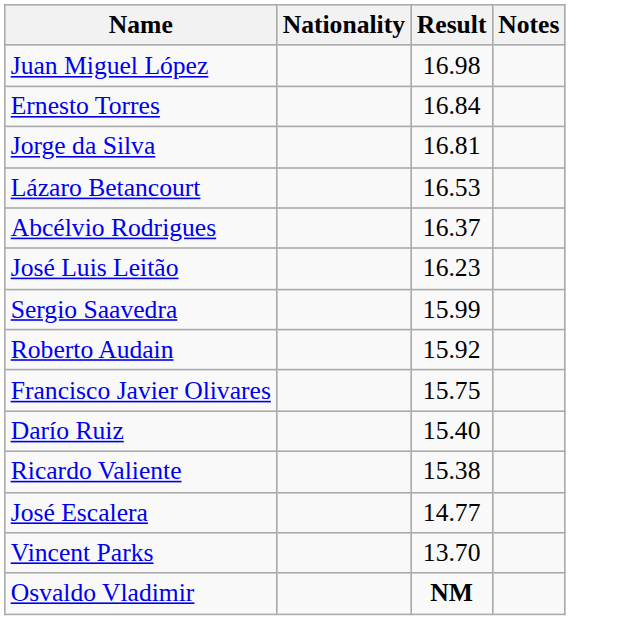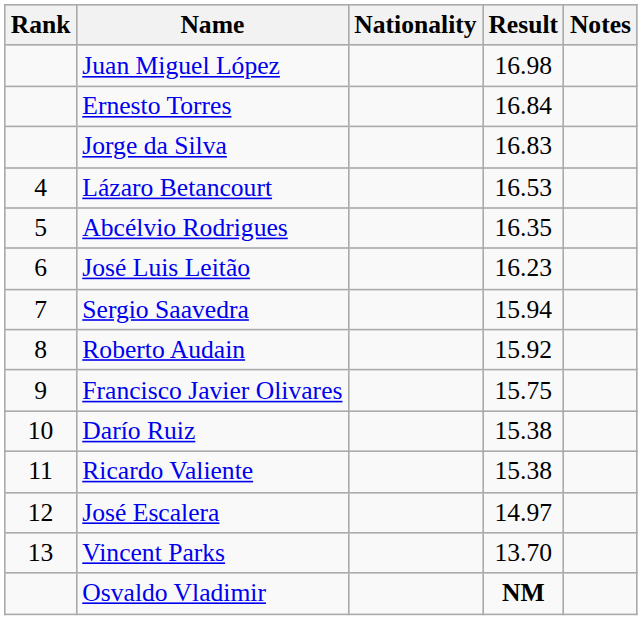+ column: (41, 24)
(452, 146) 16.81 -> (523, 146) 16.83
(452, 227) 16.37 -> (523, 227) 16.35
(452, 308) 15.99 -> (523, 308) 15.94
(452, 430) 15.40 -> (523, 430) 15.38
(452, 512) 14.77 -> (523, 512) 14.97
